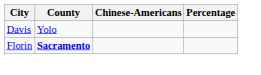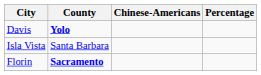(47, 29) normal -> (60, 29) bold
+ row: (26, 45)
